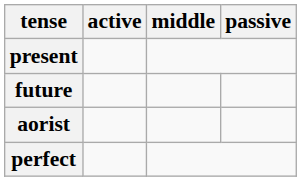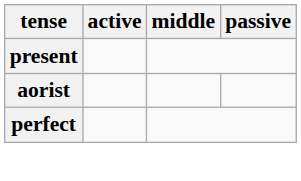- row: (44, 90)
